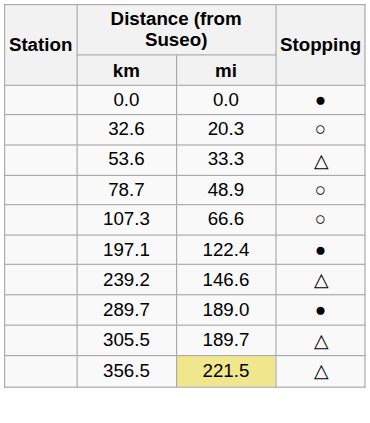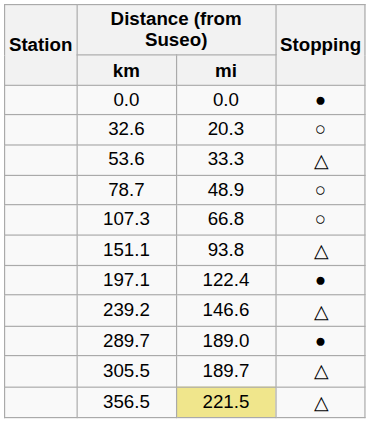(226, 219) 66.6 -> (226, 219) 66.8
+ row: (126, 249)
